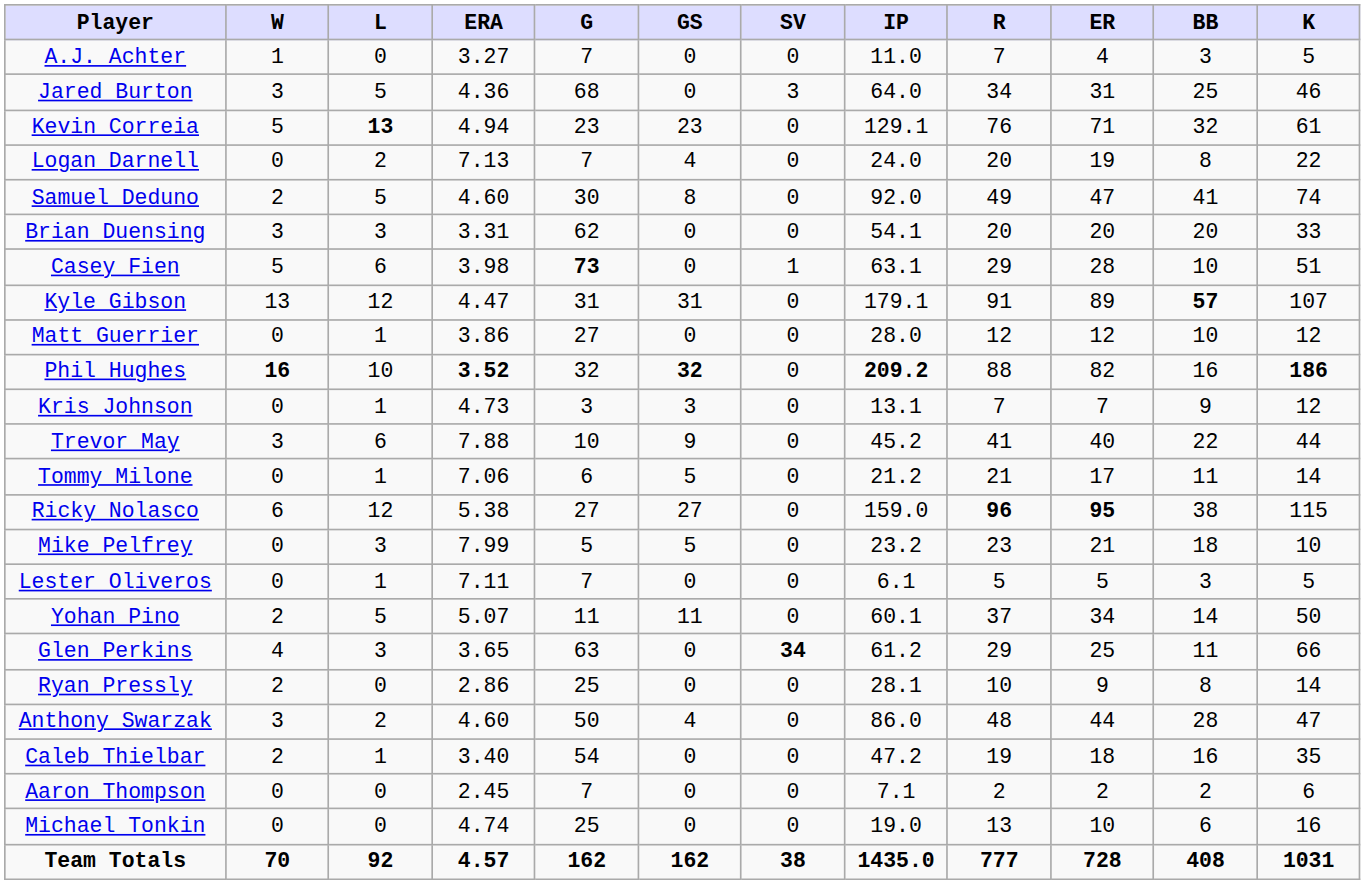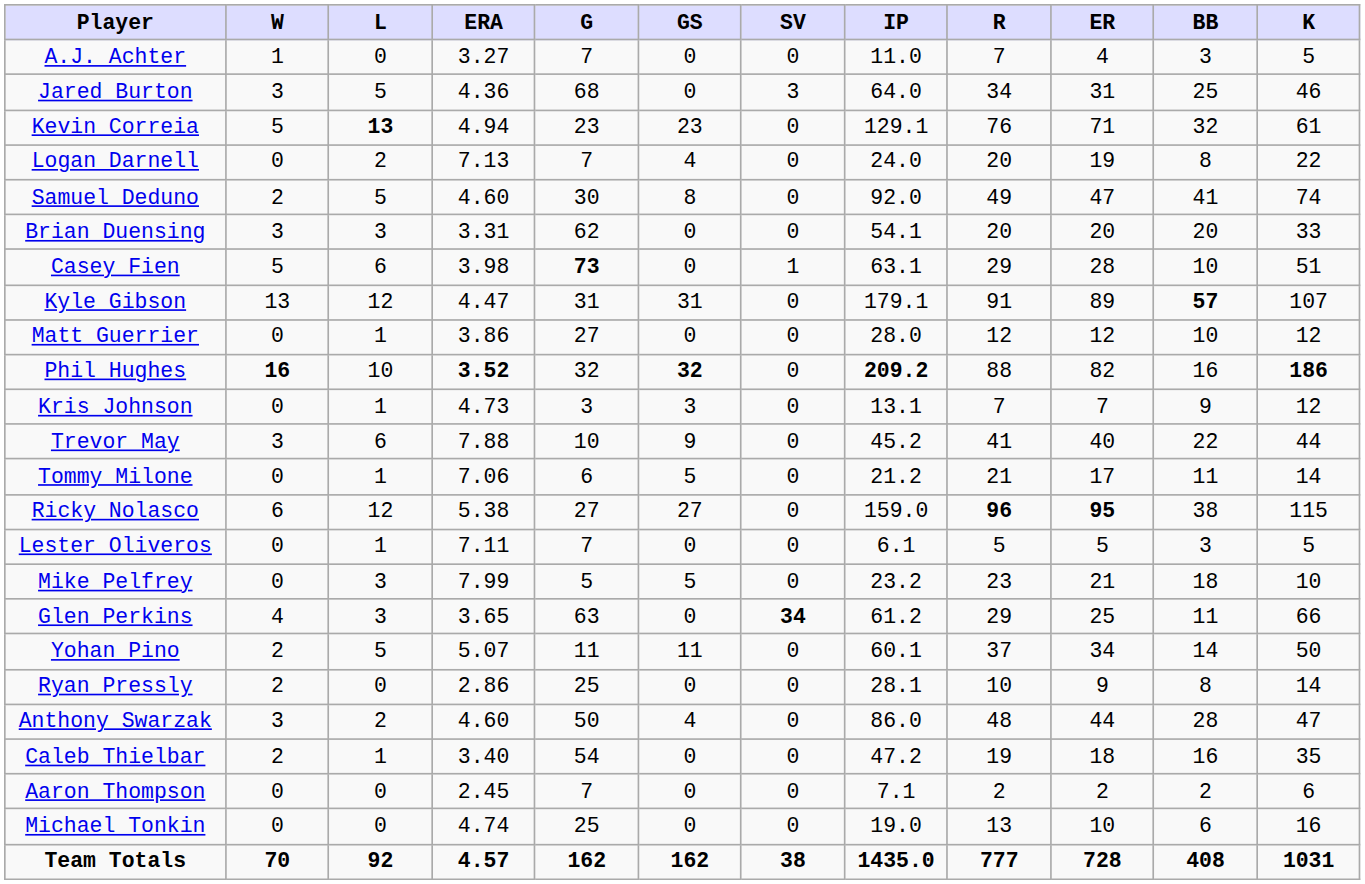rows swapped: (115, 582) <-> (115, 547)
rows swapped: (115, 652) <-> (115, 617)
